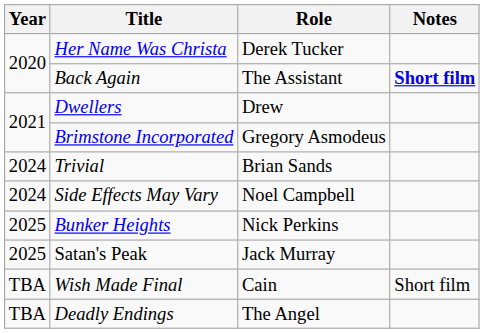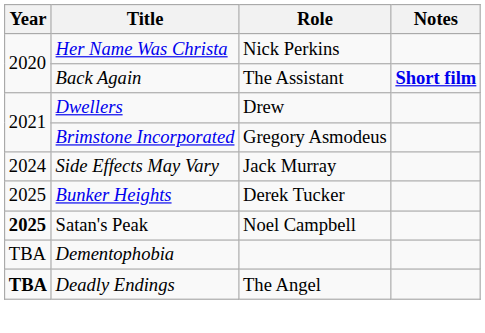(293, 48) Derek Tucker -> (291, 48) Nick Perkins
- row: (79, 166)
(298, 195) Noel Campbell -> (290, 166) Jack Murray
(290, 225) Nick Perkins -> (294, 195) Derek Tucker
(27, 254) normal -> (27, 225) bold
(289, 254) Jack Murray -> (299, 225) Noel Campbell
+ row: (115, 254)
- row: (118, 284)
(27, 313) normal -> (28, 284) bold
